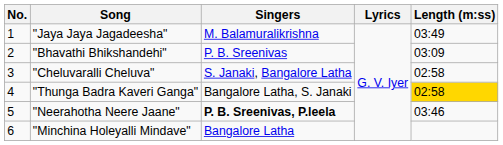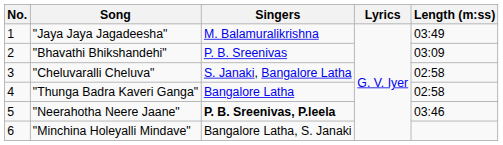(278, 92) Bangalore Latha, S. Janaki -> (249, 92) Bangalore Latha
(429, 92) gold background -> (429, 92) no background
(249, 131) Bangalore Latha -> (278, 131) Bangalore Latha, S. Janaki
